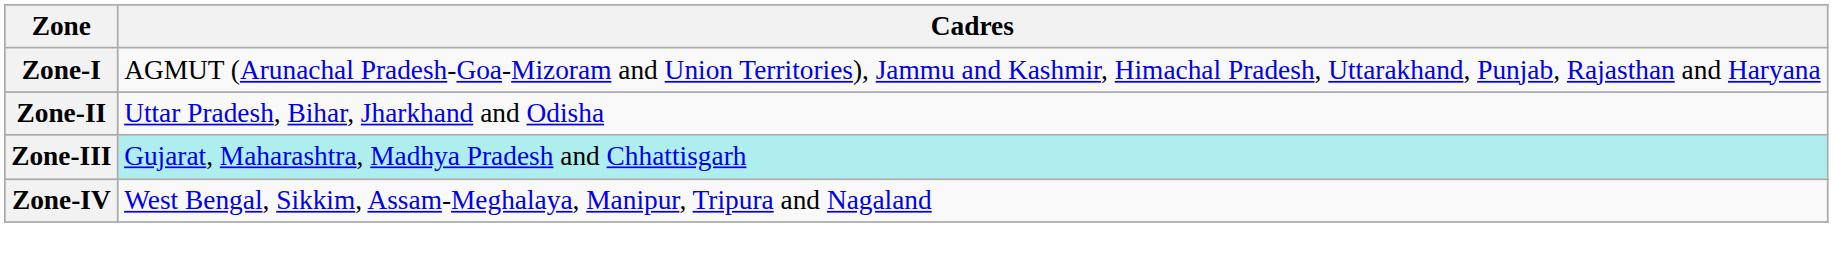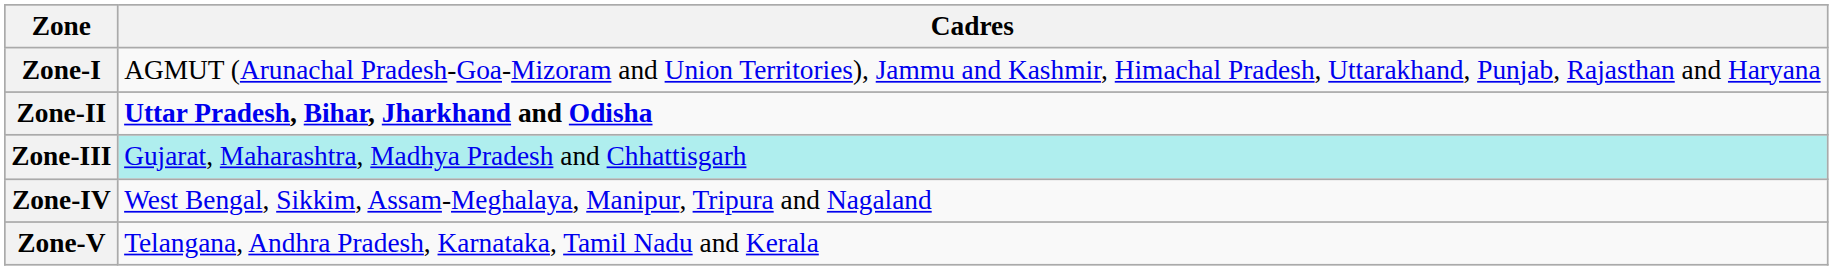(364, 112) normal -> (388, 112) bold
+ row: (61, 243)
